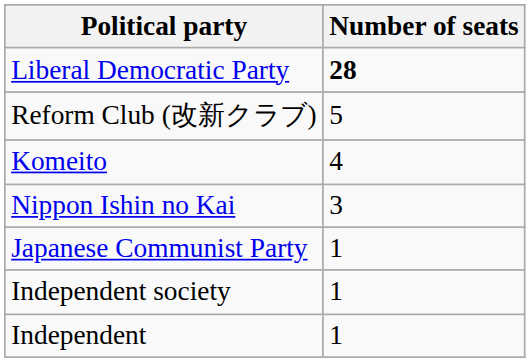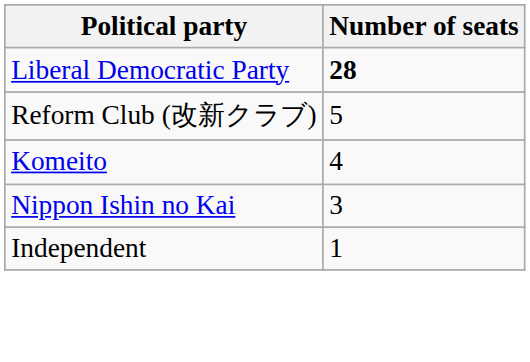- row: (159, 248)
- row: (121, 291)
